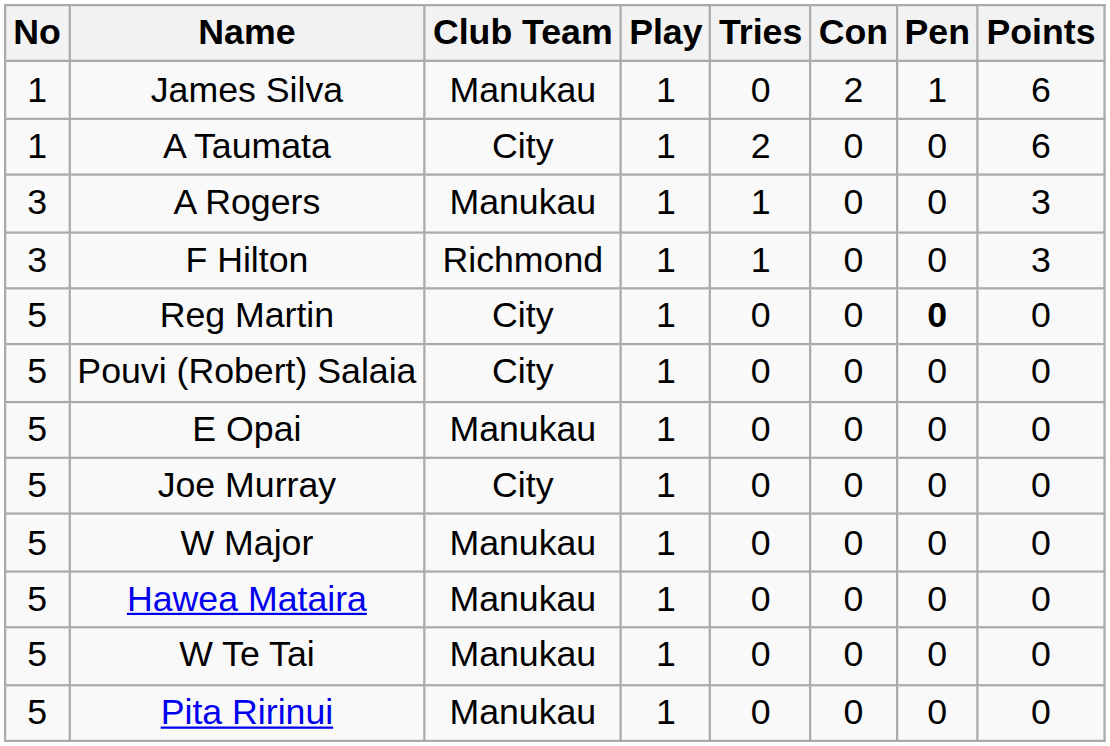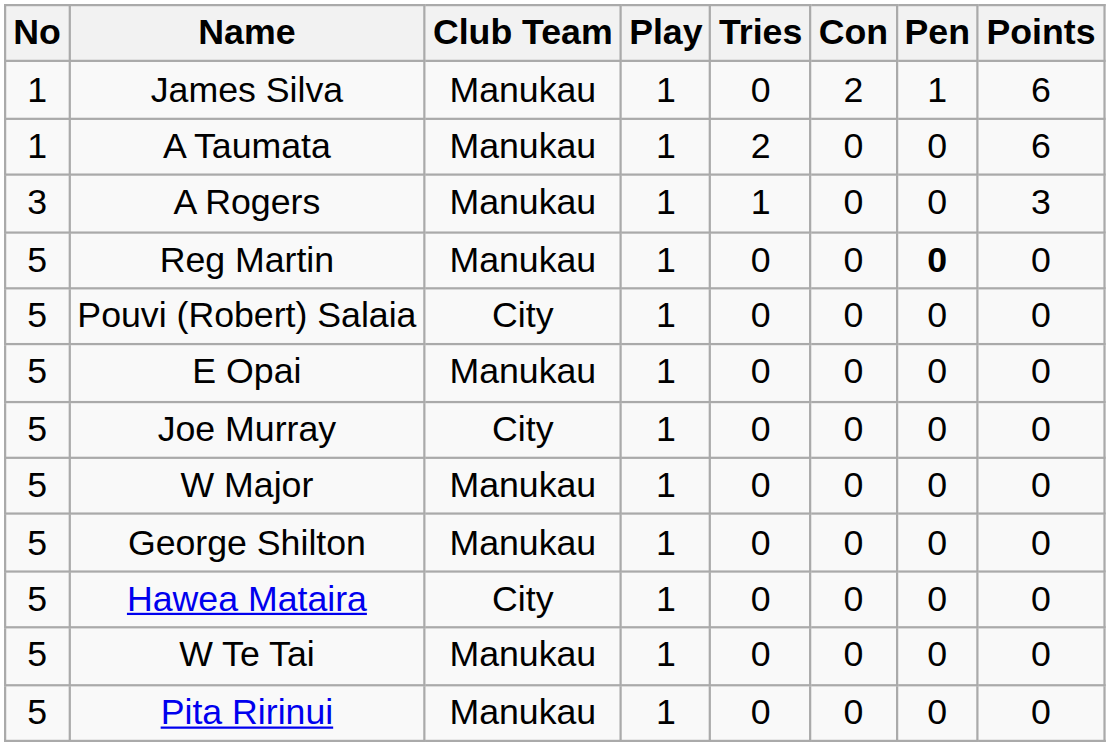(523, 145) City -> (523, 145) Manukau
- row: (247, 259)
(523, 315) City -> (523, 259) Manukau
+ row: (247, 542)
(523, 598) Manukau -> (523, 598) City
